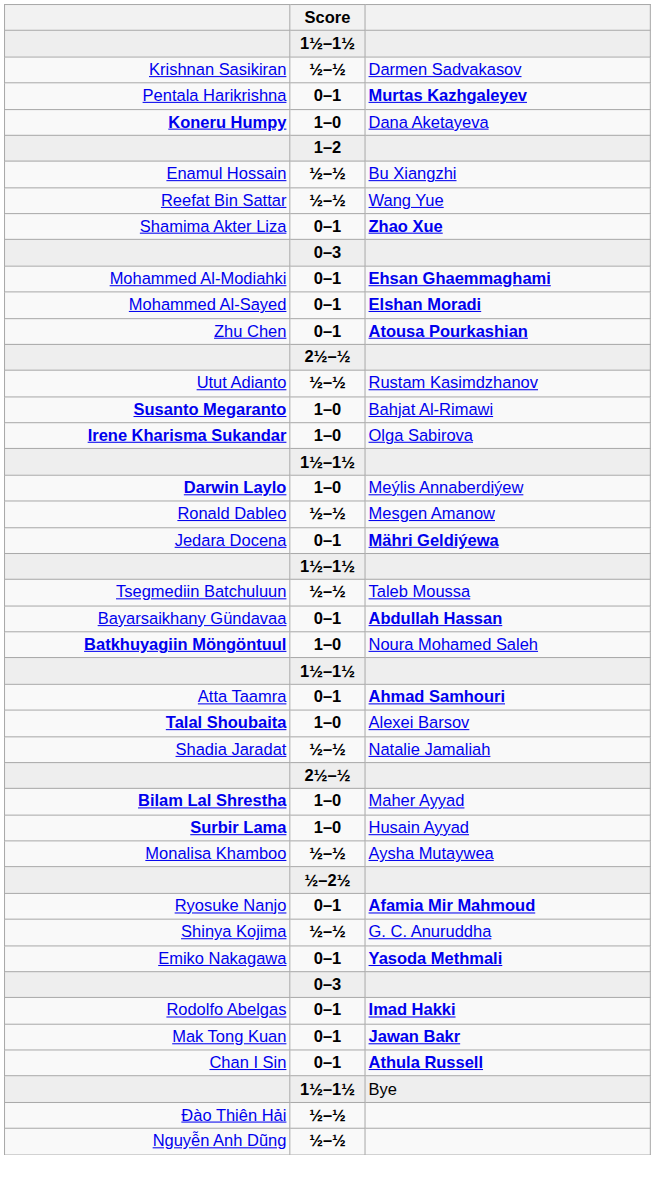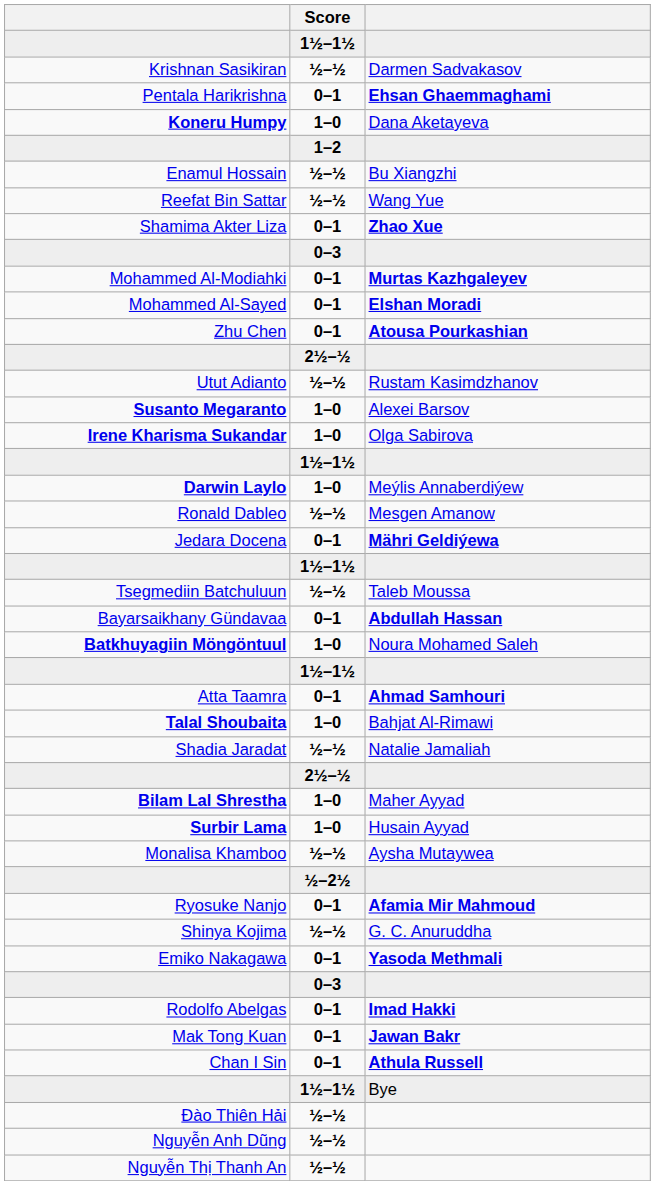(448, 95) Murtas Kazhgaleyev -> (460, 95) Ehsan Ghaemmaghami
(460, 278) Ehsan Ghaemmaghami -> (448, 278) Murtas Kazhgaleyev
(431, 409) Bahjat Al-Rimawi -> (419, 409) Alexei Barsov
(419, 723) Alexei Barsov -> (431, 723) Bahjat Al-Rimawi
+ row: (207, 1167)
